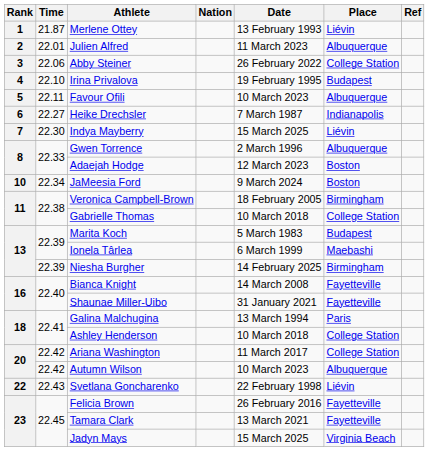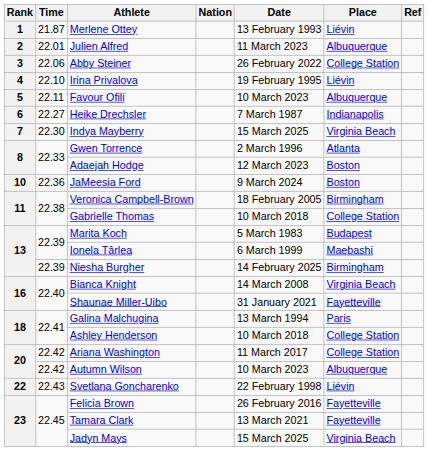(349, 81) Budapest -> (340, 81) Liévin
(340, 132) Liévin -> (361, 132) Virginia Beach
(357, 149) Albuquerque -> (343, 149) Atlanta
(51, 183) 22.34 -> (51, 183) 22.36
(354, 285) Fayetteville -> (361, 285) Virginia Beach
